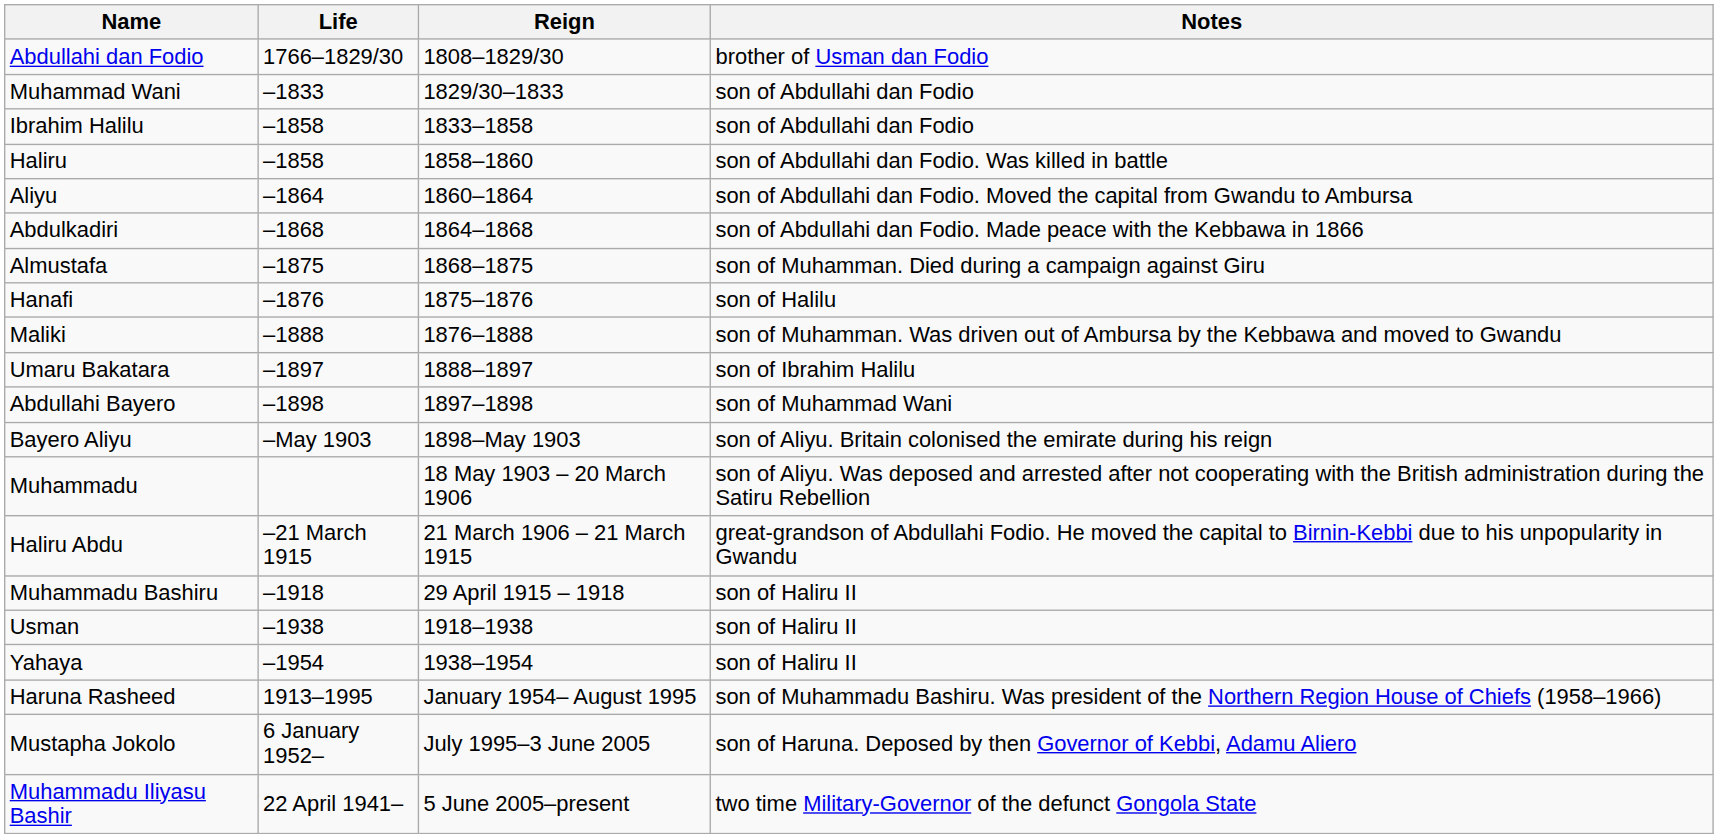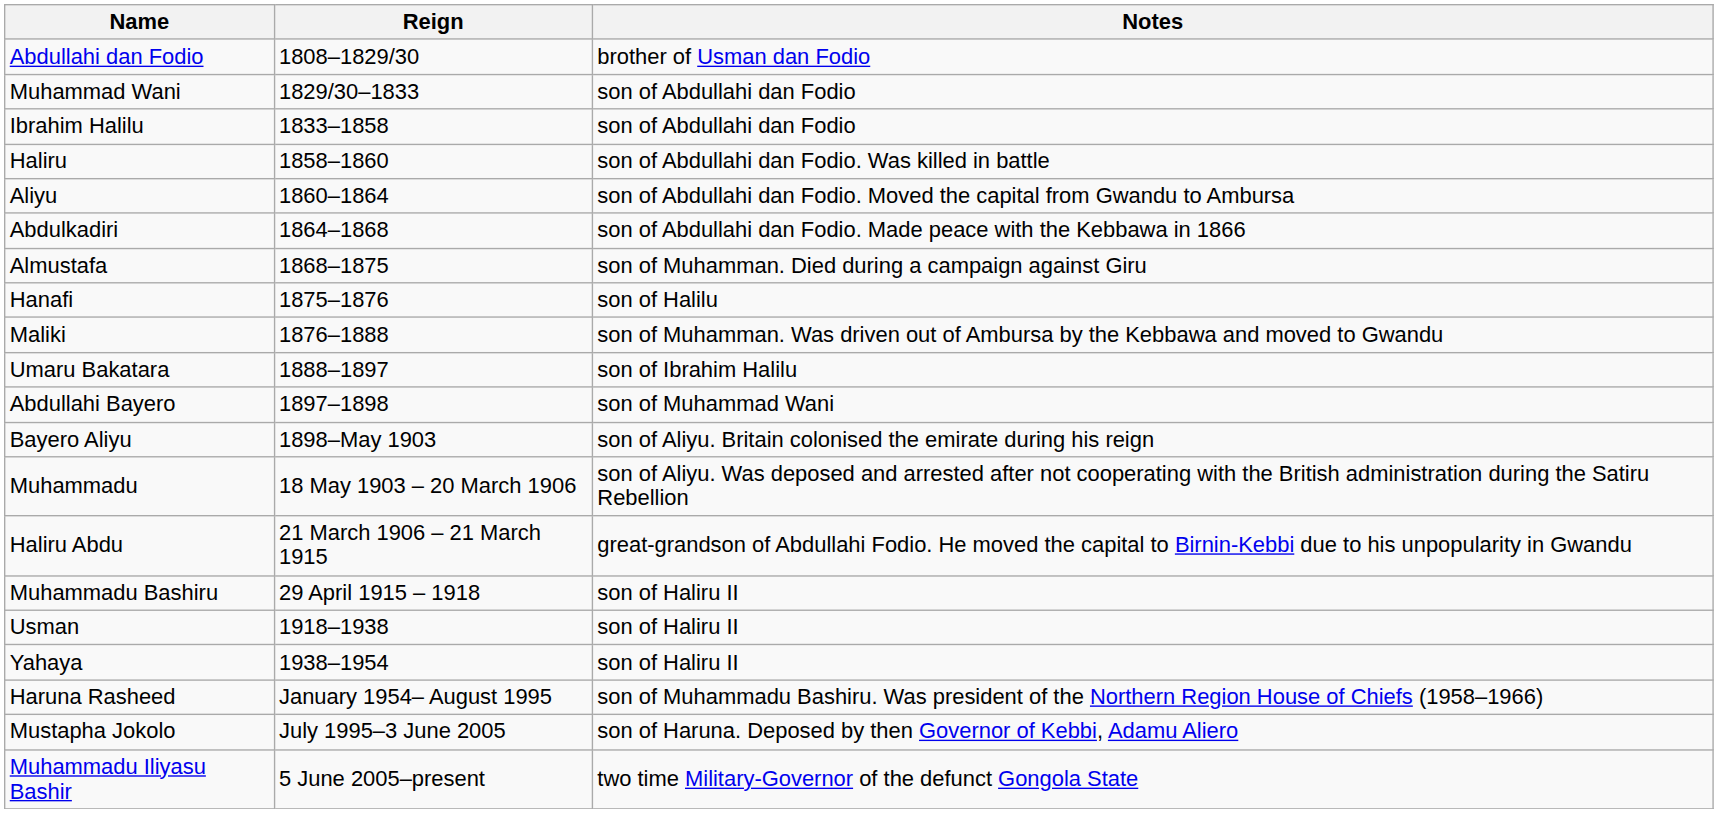- column: (338, 21)
